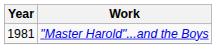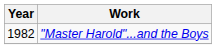(21, 33) 1981 -> (21, 33) 1982
